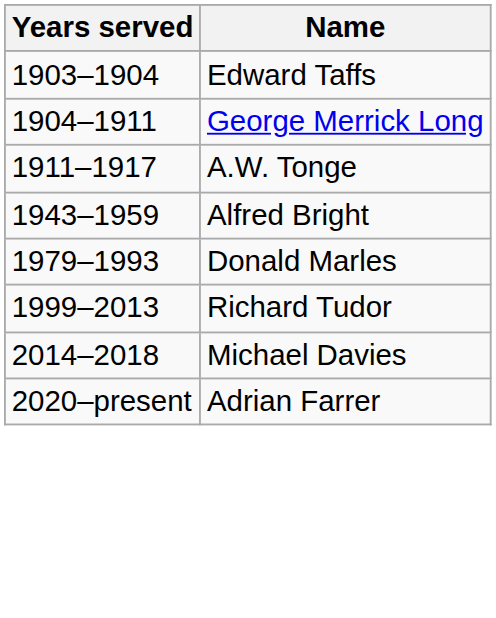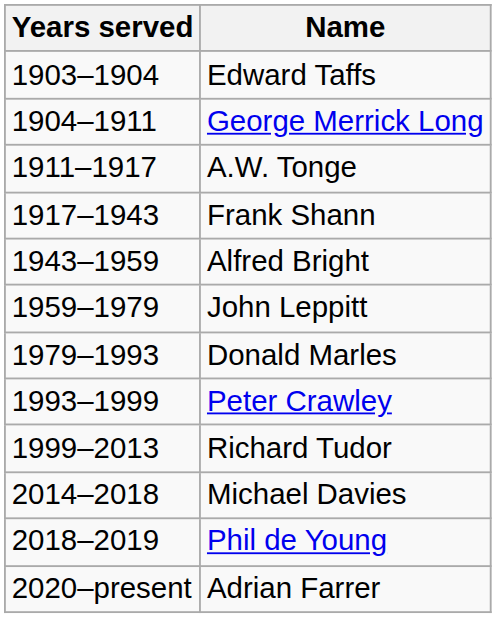+ row: (291, 214)
+ row: (287, 307)
+ row: (299, 401)
+ row: (297, 541)
